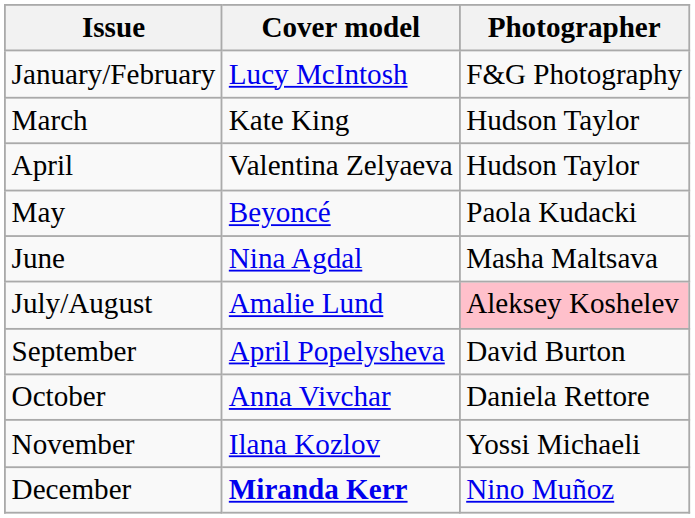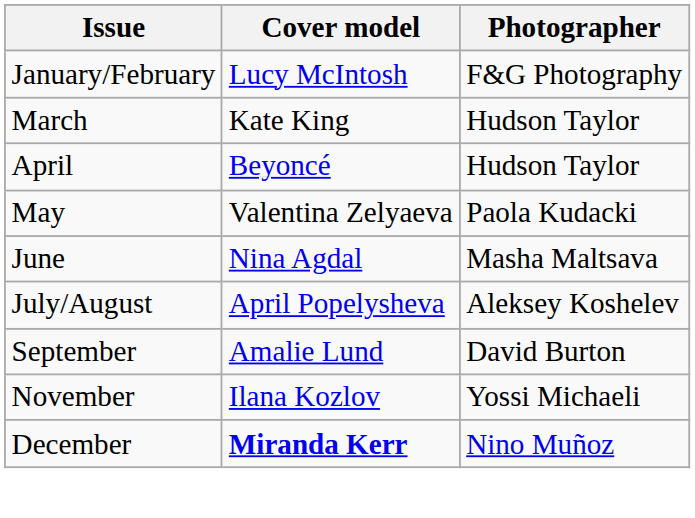(341, 166) Valentina Zelyaeva -> (280, 166) Beyoncé
(280, 212) Beyoncé -> (341, 212) Valentina Zelyaeva
(306, 304) Amalie Lund -> (337, 304) April Popelysheva
(573, 304) pink background -> (573, 304) no background
(337, 350) April Popelysheva -> (306, 350) Amalie Lund
- row: (59, 397)
